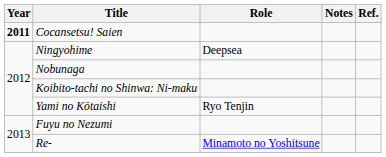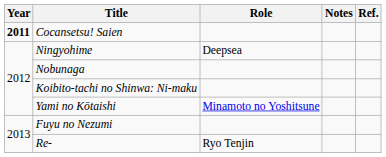(228, 106) Ryo Tenjin -> (261, 106) Minamoto no Yoshitsune
(261, 143) Minamoto no Yoshitsune -> (228, 143) Ryo Tenjin
